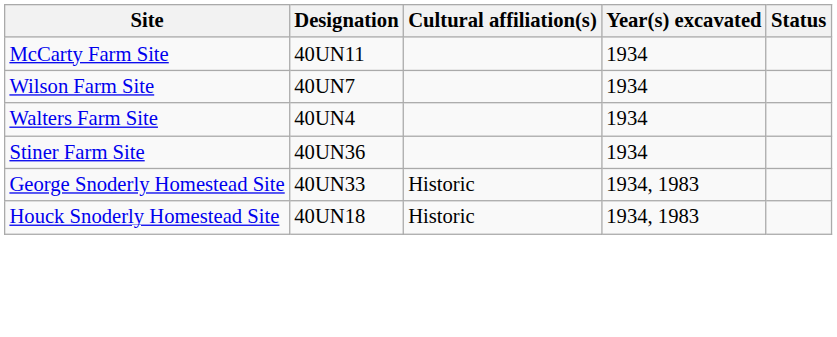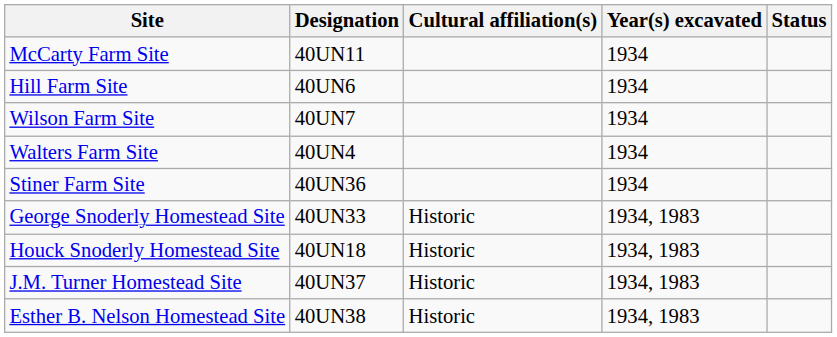+ row: (68, 86)
+ row: (126, 282)
+ row: (147, 315)
